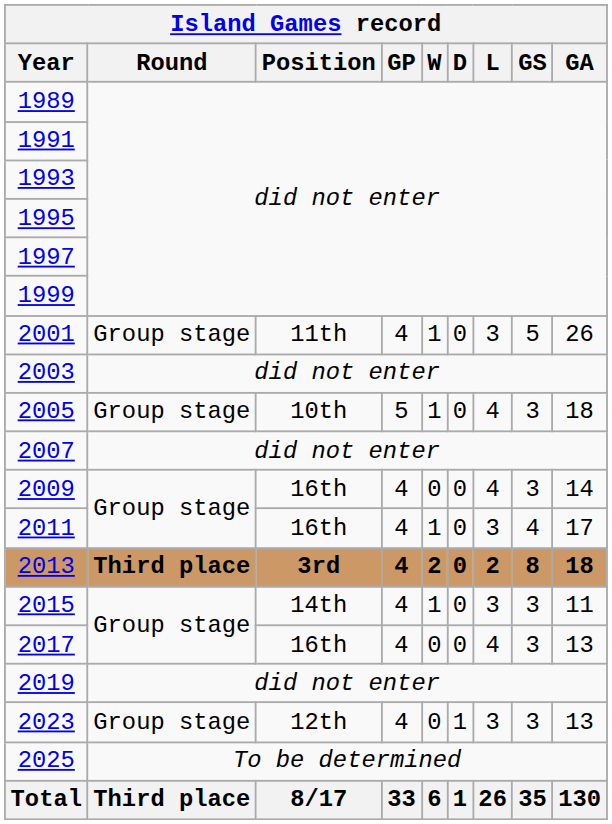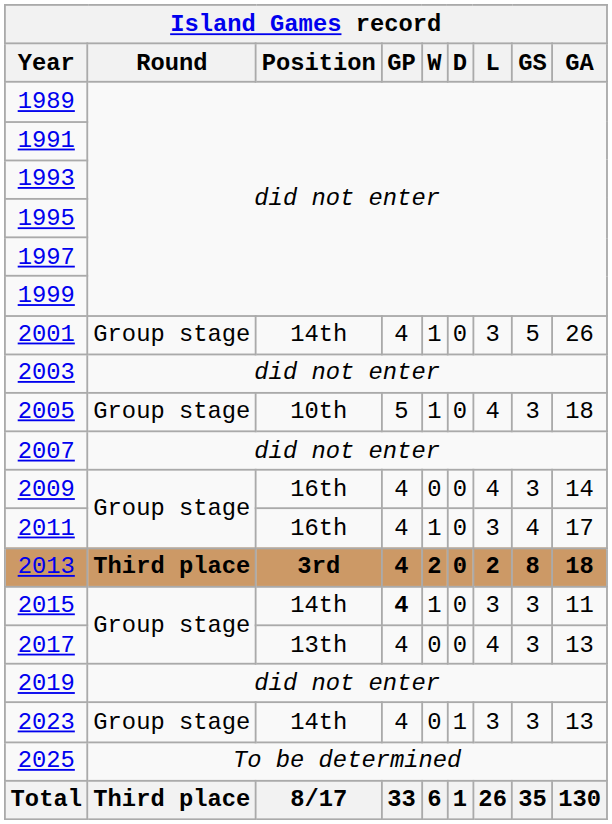(319, 334) 11th -> (319, 334) 14th
(402, 606) normal -> (402, 606) bold
(319, 645) 16th -> (319, 645) 13th
(319, 722) 12th -> (319, 722) 14th
